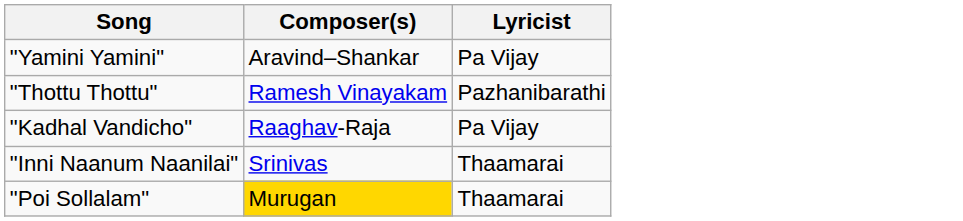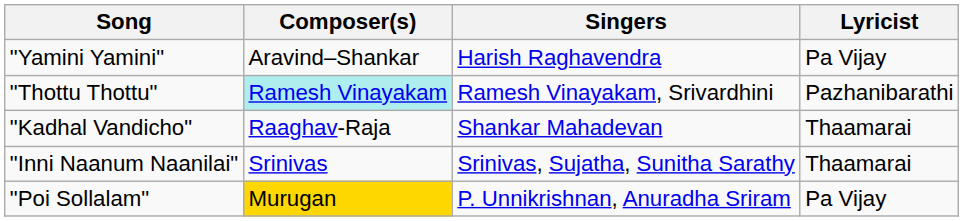+ column: (626, 22)
(348, 92) no background -> (348, 92) paleturquoise background
(498, 127) Pa Vijay -> (858, 127) Thaamarai
(511, 198) Thaamarai -> (846, 198) Pa Vijay
